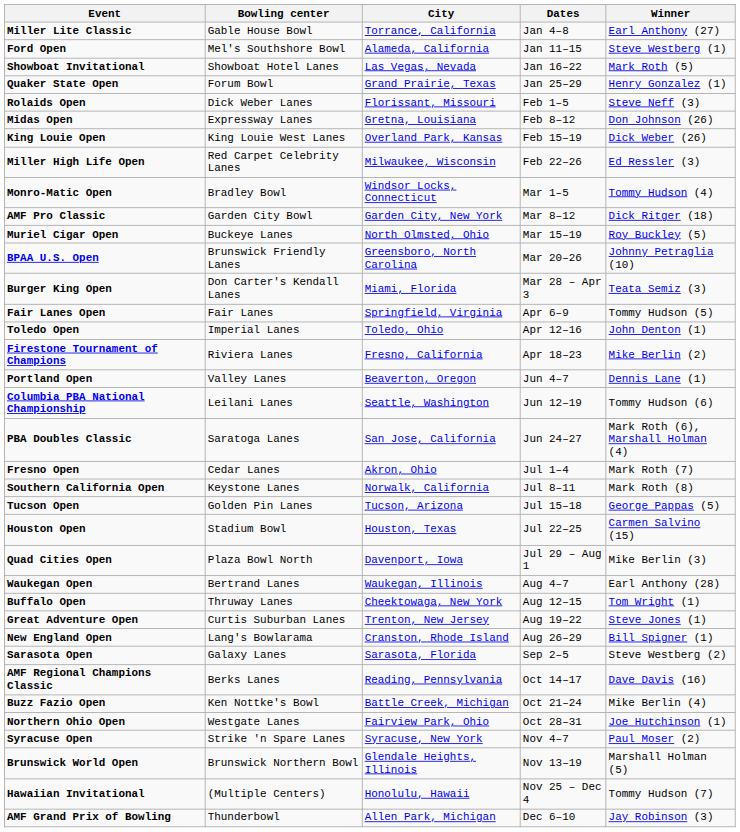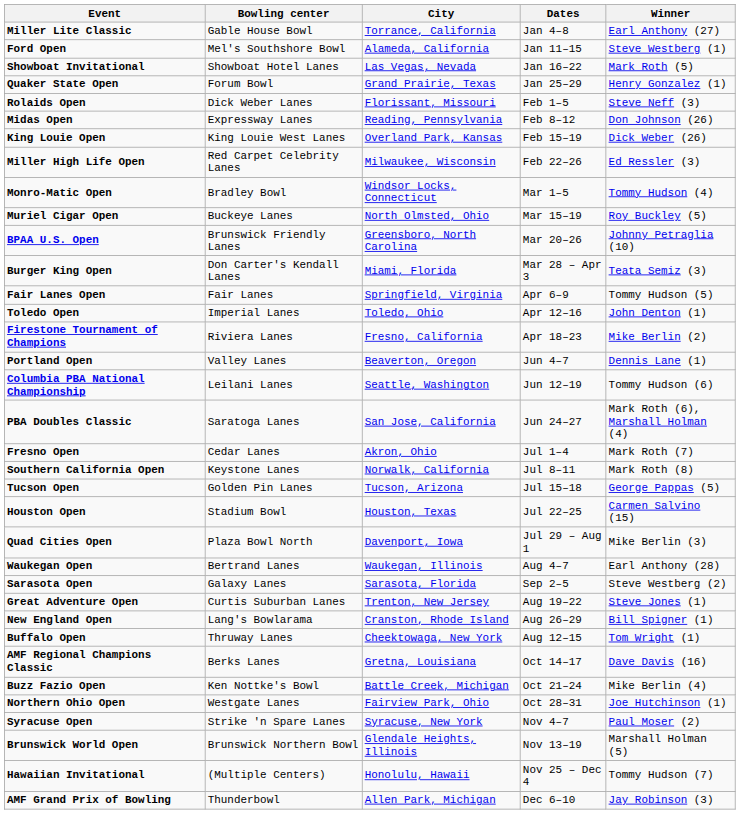(420, 120) Gretna, Louisiana -> (433, 120) Reading, Pennsylvania
- row: (56, 216)
rows swapped: (46, 602) <-> (50, 655)
(433, 680) Reading, Pennsylvania -> (420, 662) Gretna, Louisiana
